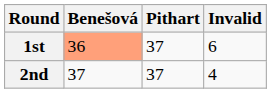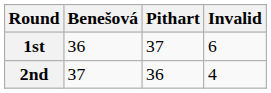(76, 46) lightsalmon background -> (76, 46) no background
(155, 74) 37 -> (155, 74) 36
